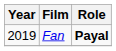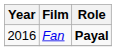(22, 35) 2019 -> (22, 35) 2016
